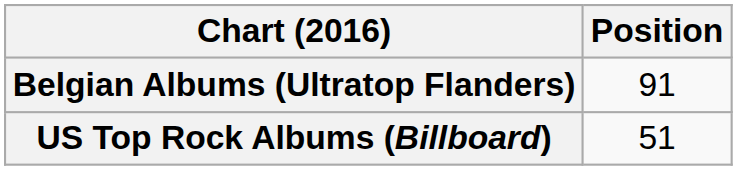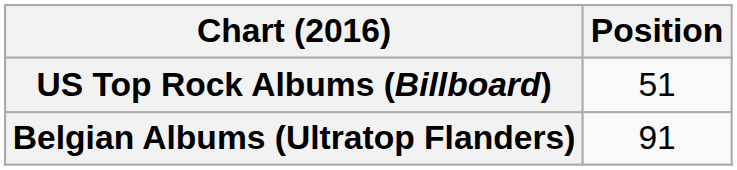rows swapped: (294, 84) <-> (294, 137)
